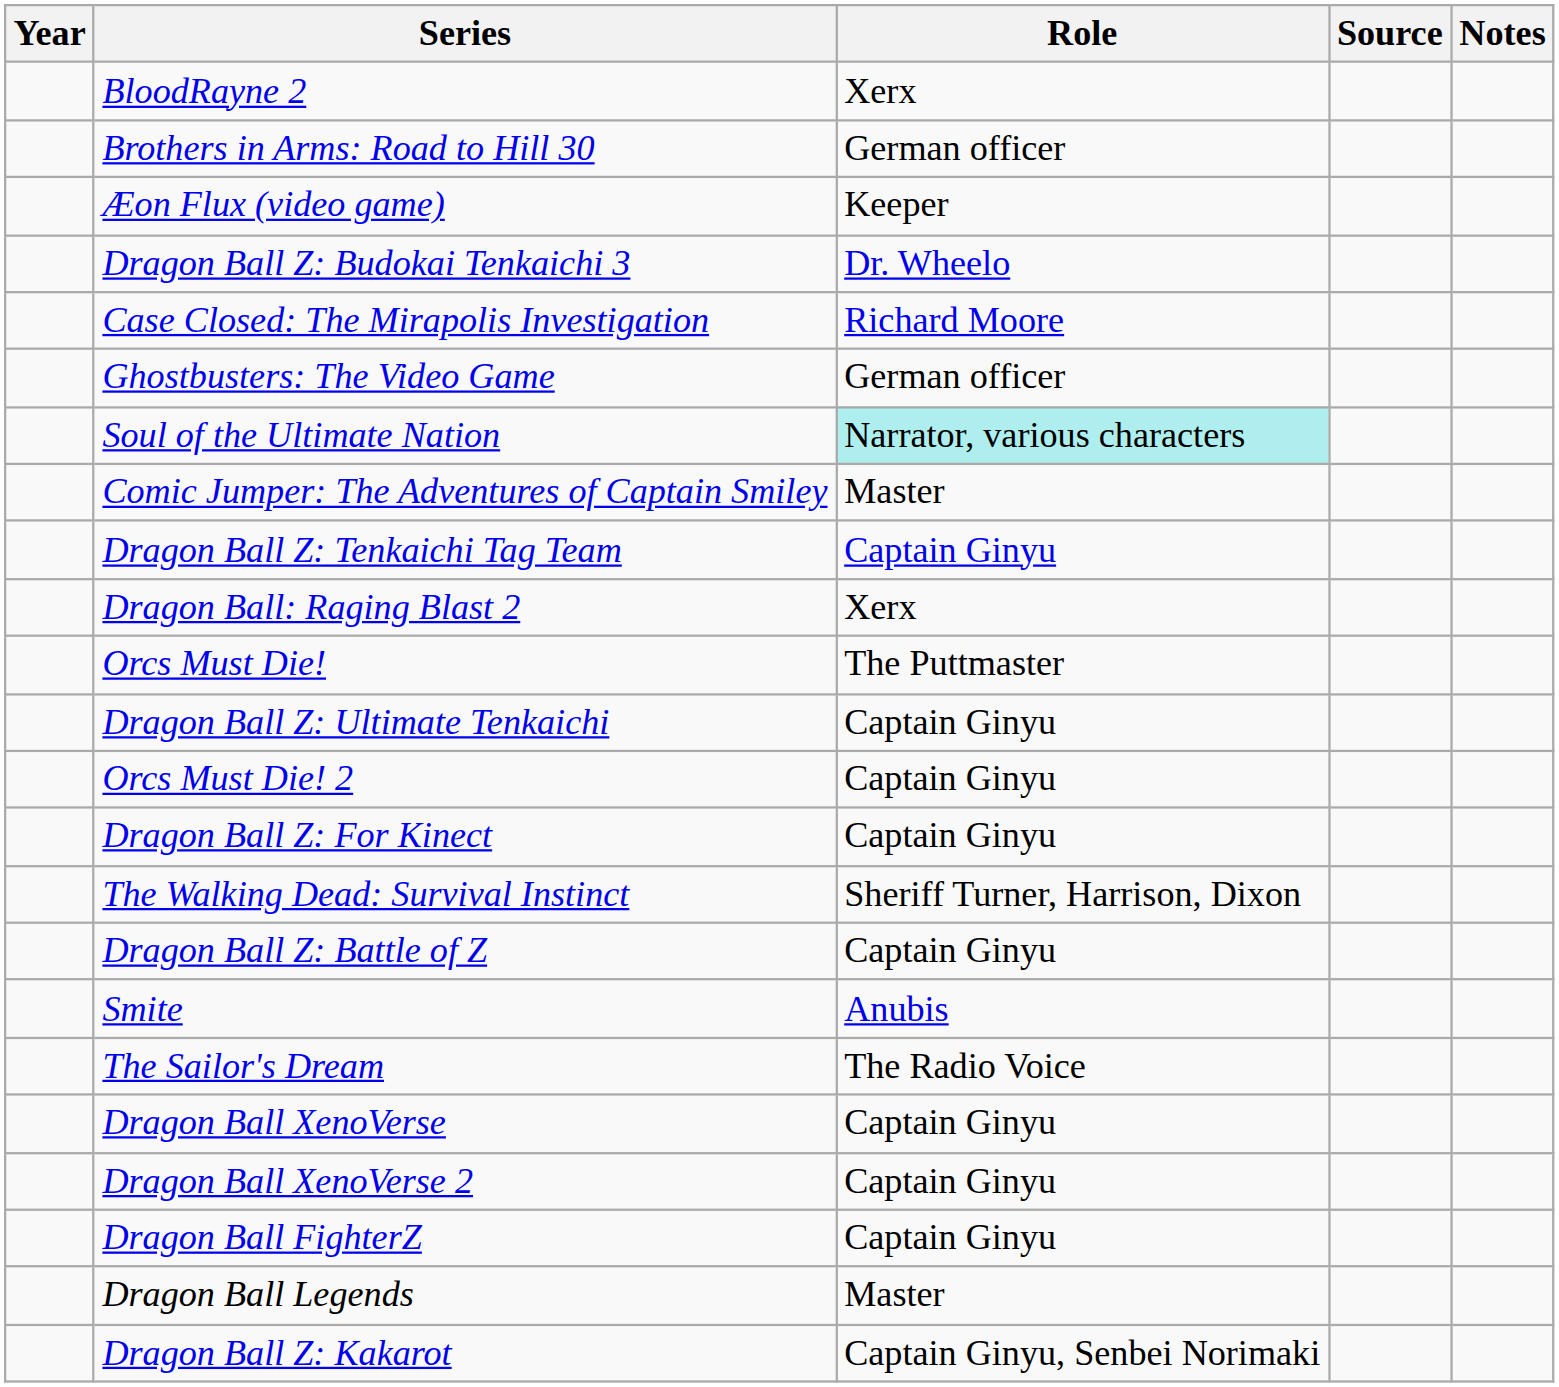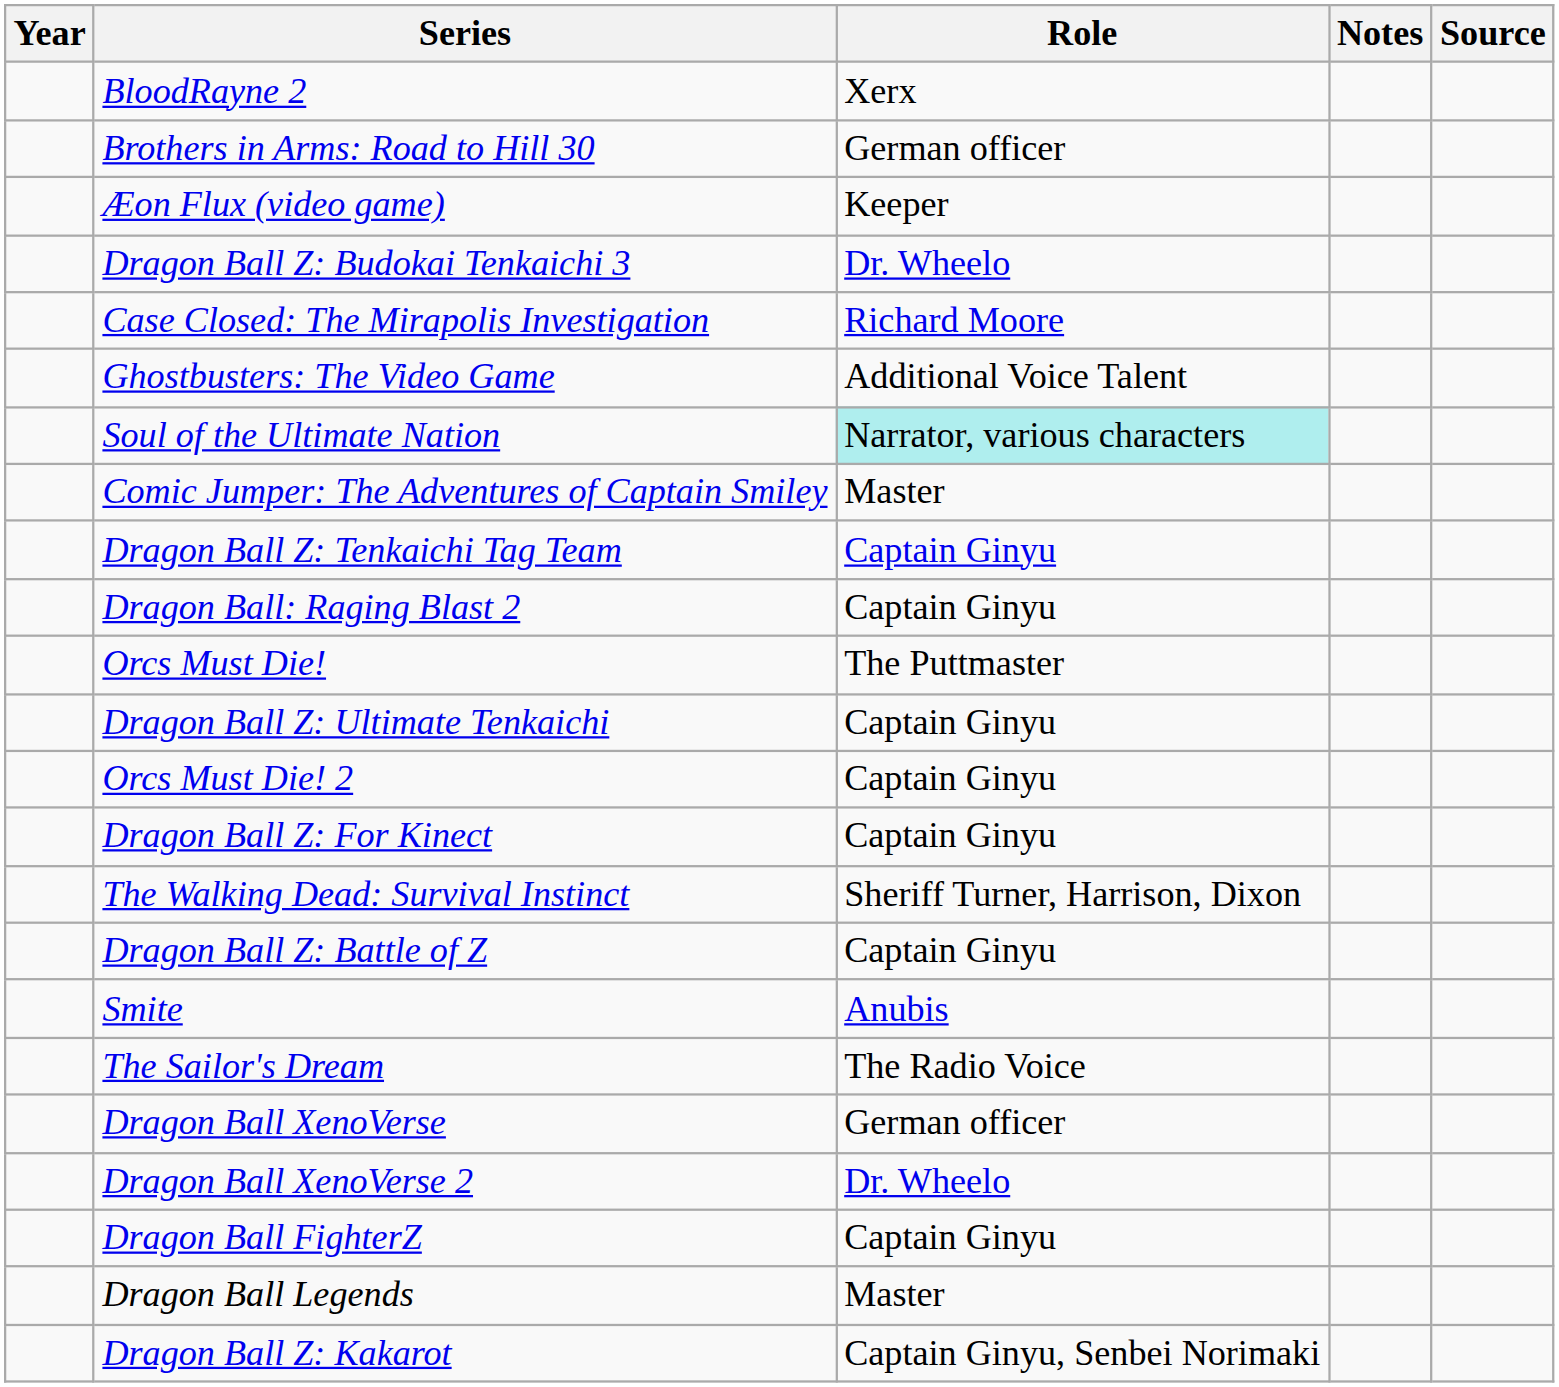columns swapped: (1503, 33) <-> (1390, 33)
(955, 377) German officer -> (1016, 377) Additional Voice Talent
(880, 606) Xerx -> (950, 606) Captain Ginyu
(950, 1122) Captain Ginyu -> (955, 1122) German officer
(950, 1180) Captain Ginyu -> (927, 1180) Dr. Wheelo
